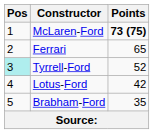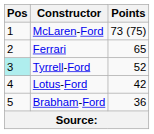(128, 31) bold -> (128, 31) normal
(140, 102) 35 -> (140, 102) 36
